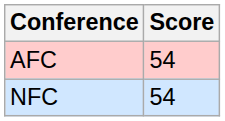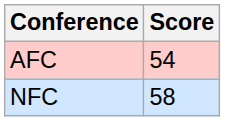(162, 97) 54 -> (162, 97) 58
